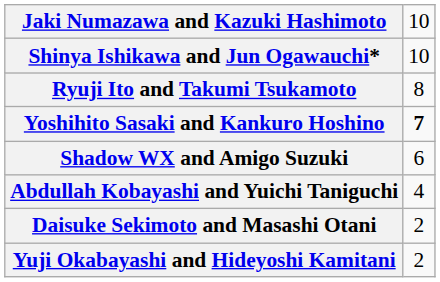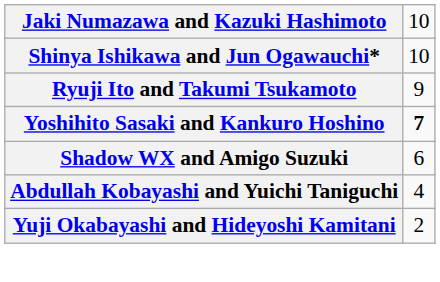(419, 89) 8 -> (419, 89) 9
- row: (204, 225)
